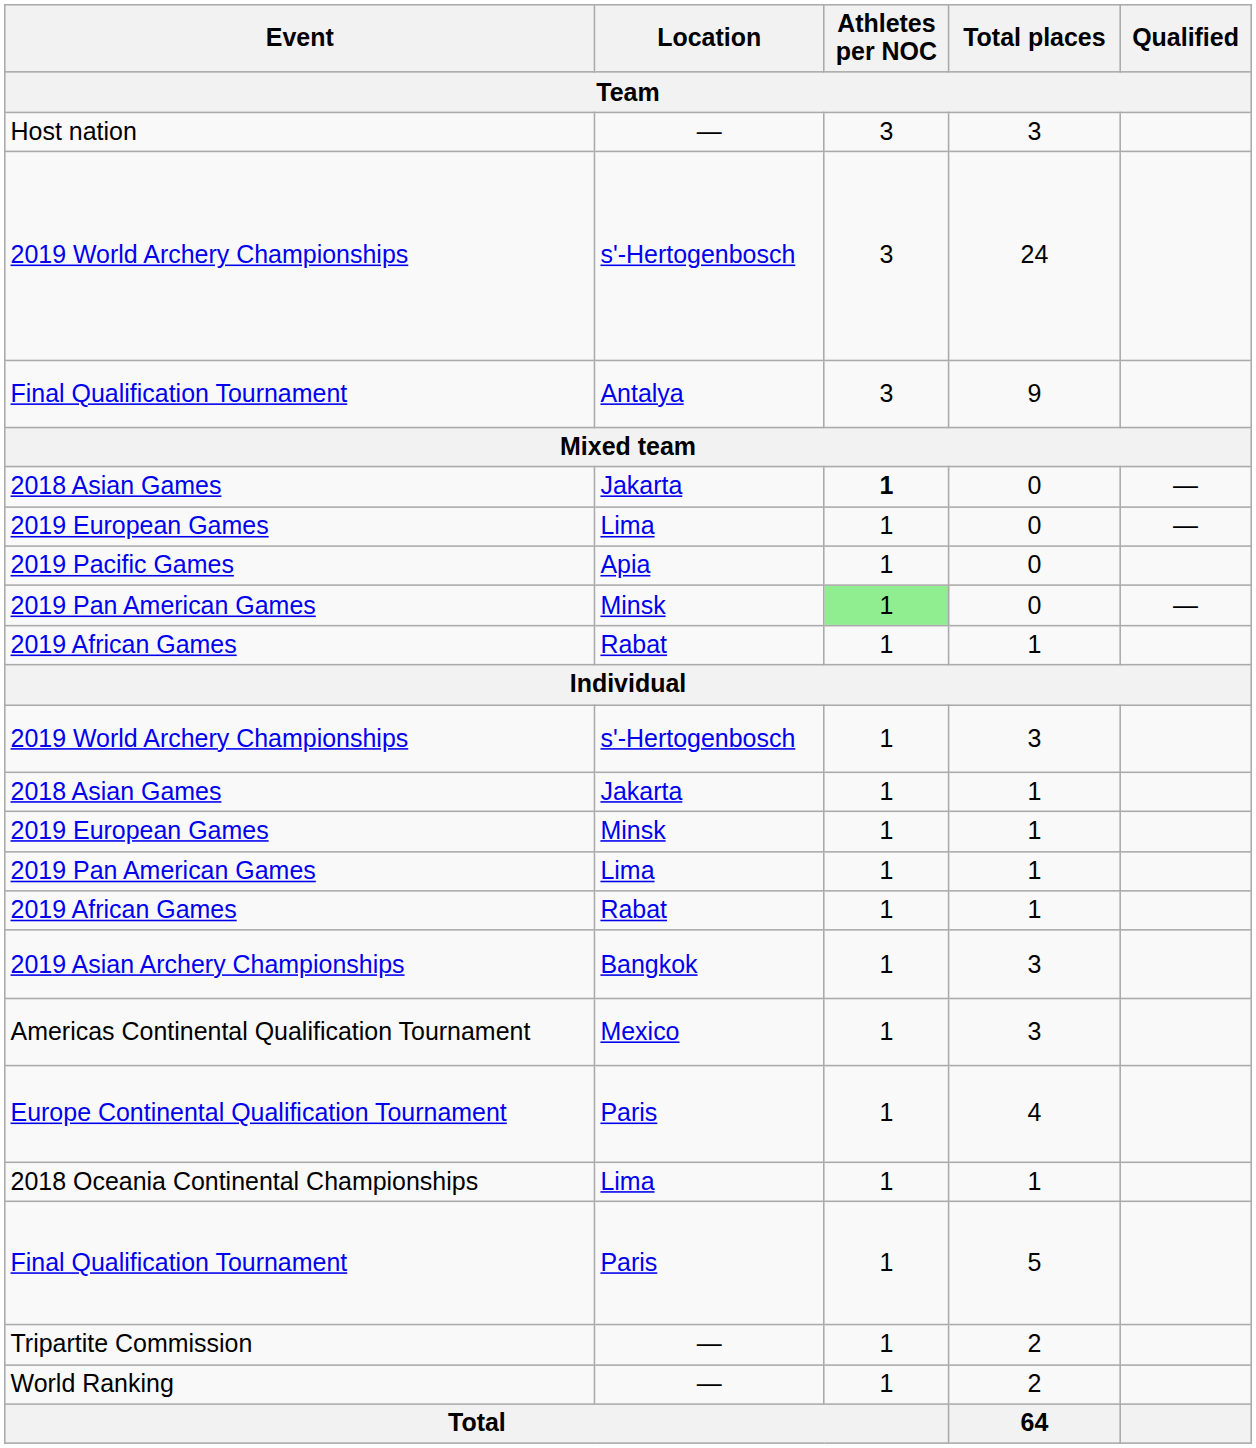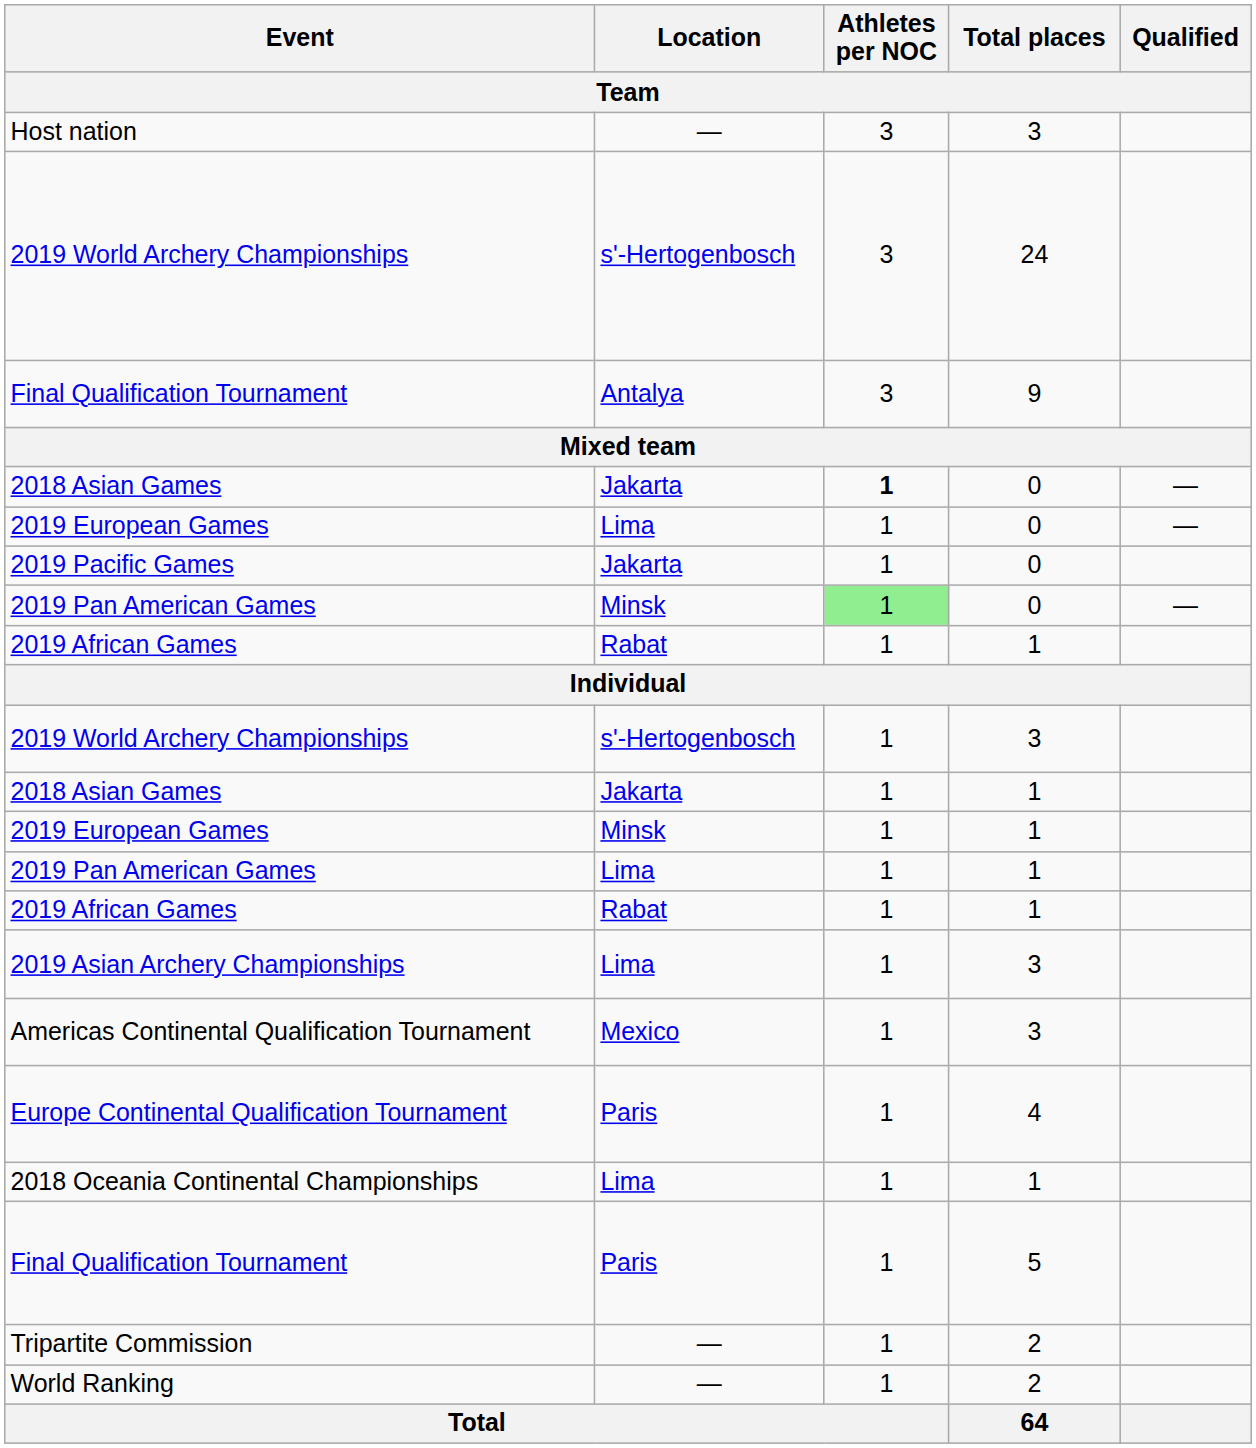(625, 565) Apia -> (641, 565) Jakarta
(649, 963) Bangkok -> (627, 963) Lima
